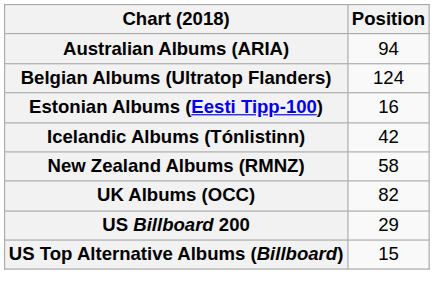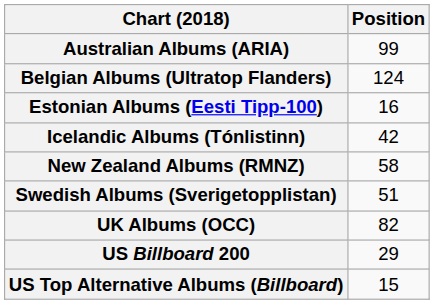(388, 48) 94 -> (388, 48) 99
+ row: (176, 195)
